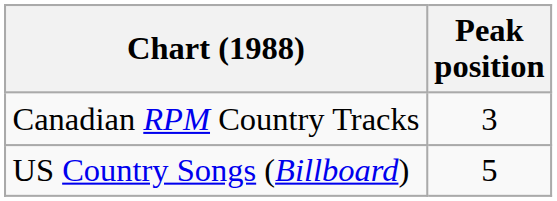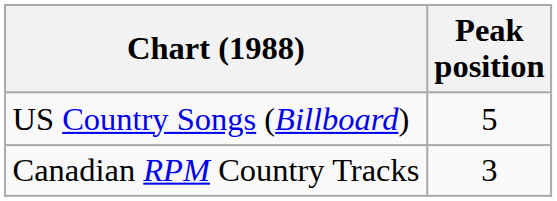rows swapped: (211, 169) <-> (216, 118)
